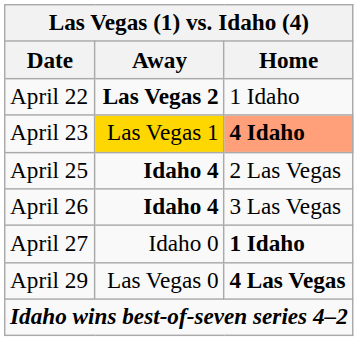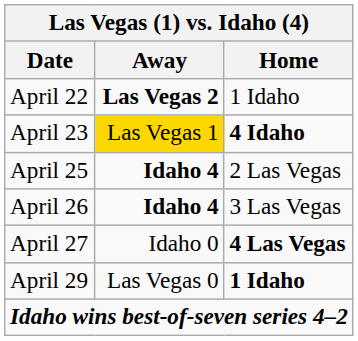(267, 133) lightsalmon background -> (267, 133) no background
(267, 243) 1 Idaho -> (287, 243) 4 Las Vegas
(287, 280) 4 Las Vegas -> (267, 280) 1 Idaho
